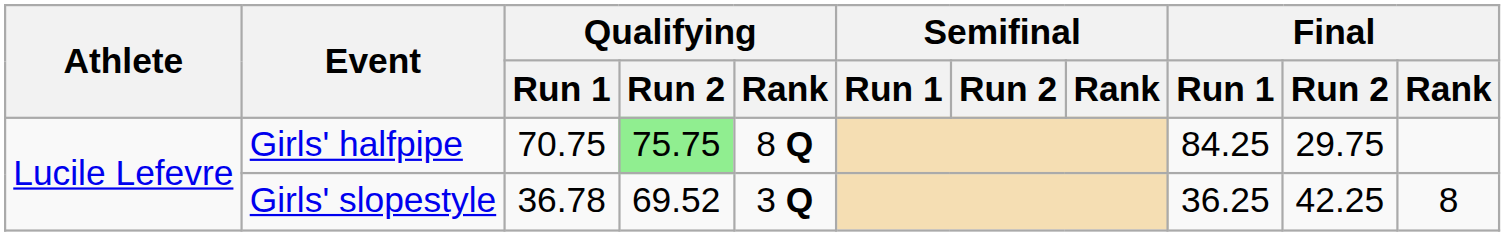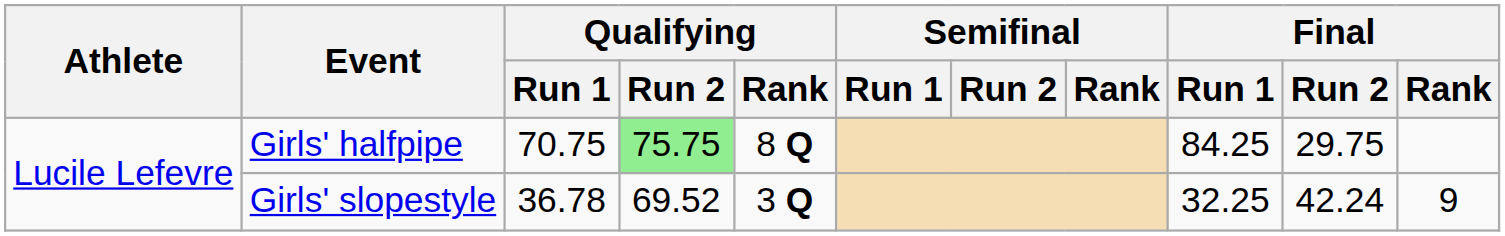(1225, 200) 36.25 -> (1225, 200) 32.25
(1340, 200) 42.25 -> (1340, 200) 42.24
(1449, 200) 8 -> (1449, 200) 9
